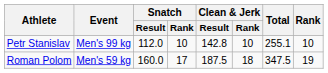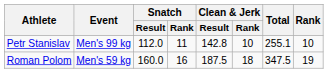(182, 44) 10 -> (182, 44) 11
(182, 60) 17 -> (182, 60) 16
